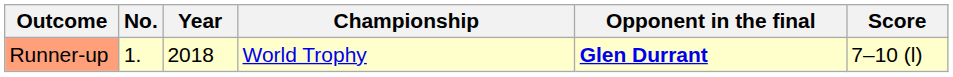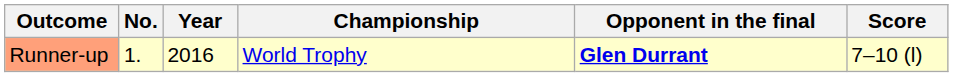(191, 54) 2018 -> (191, 54) 2016
